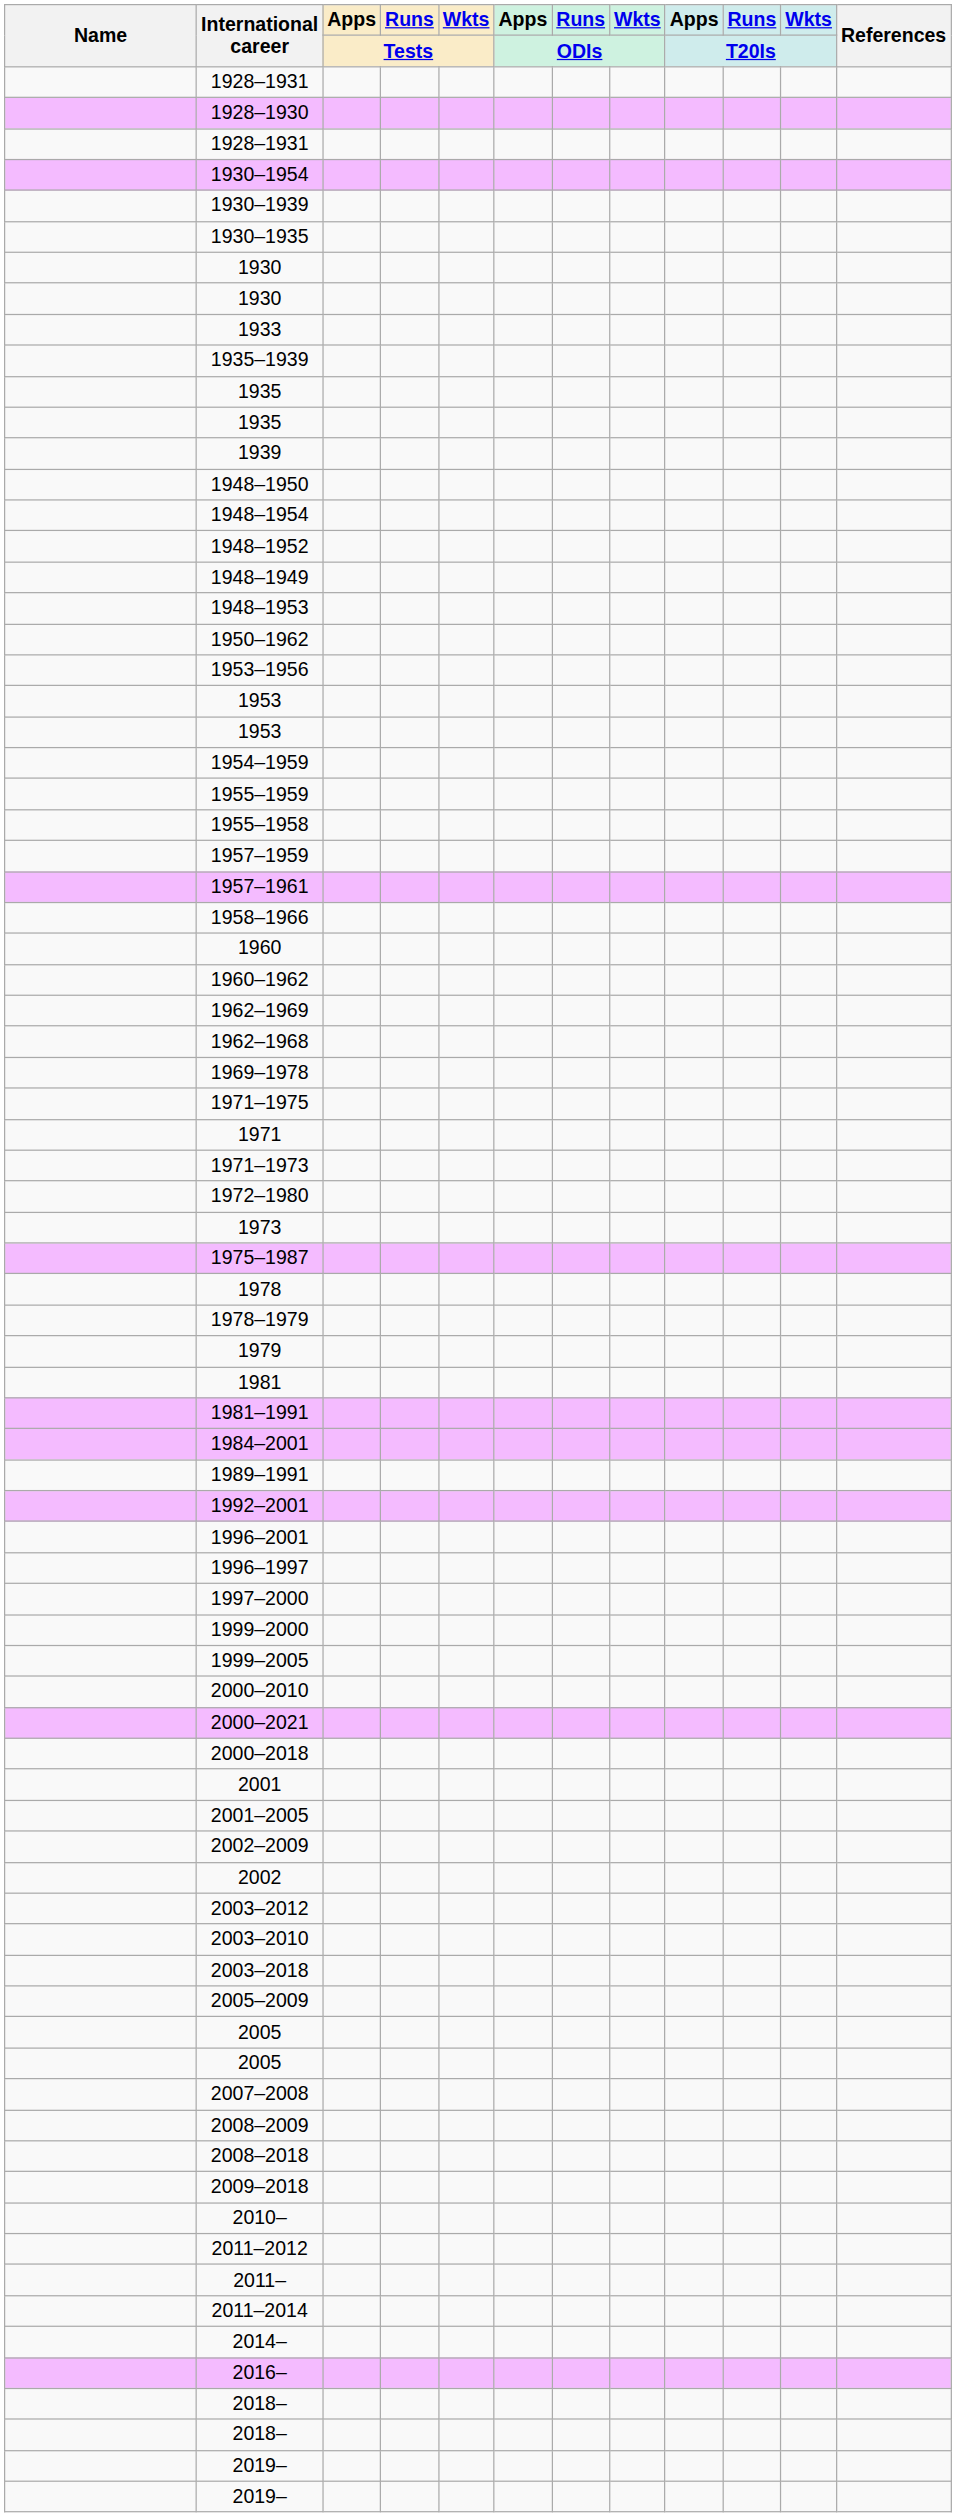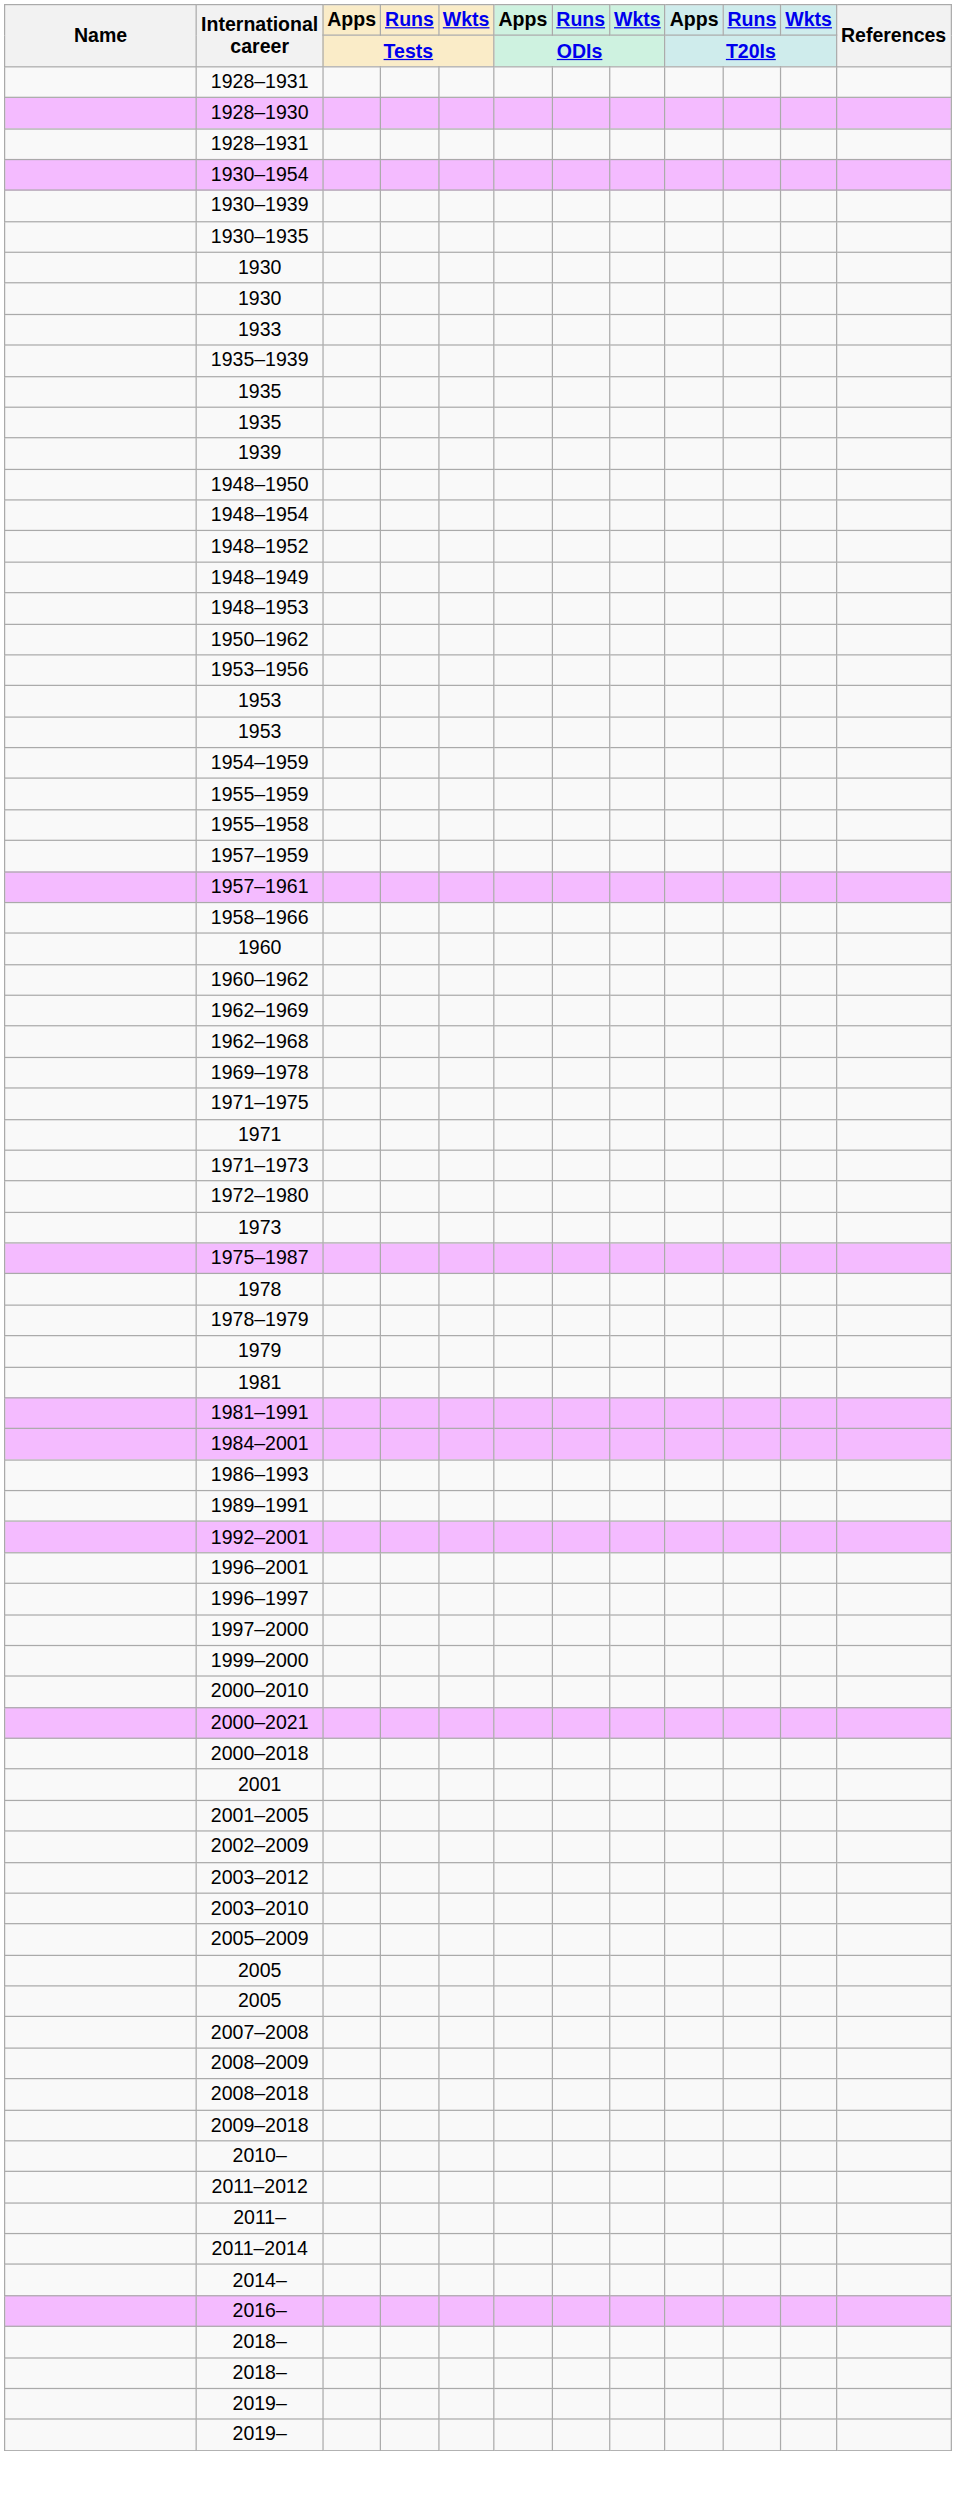+ row: (101, 1475)
- row: (101, 1661)
- row: (101, 1878)
- row: (101, 1970)
